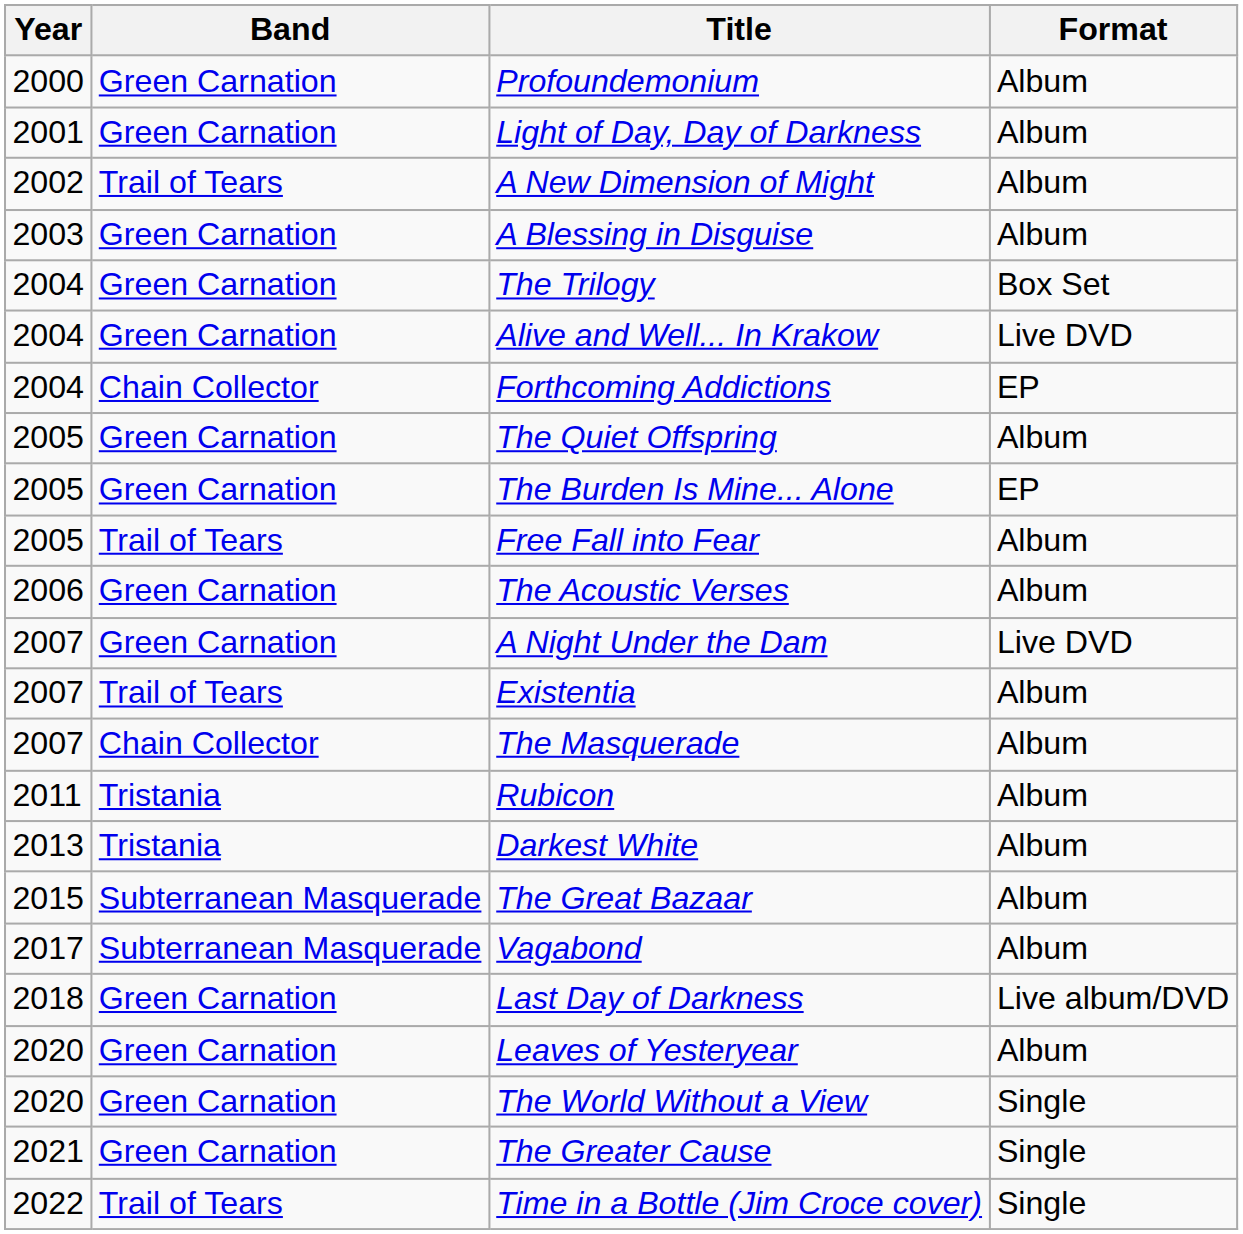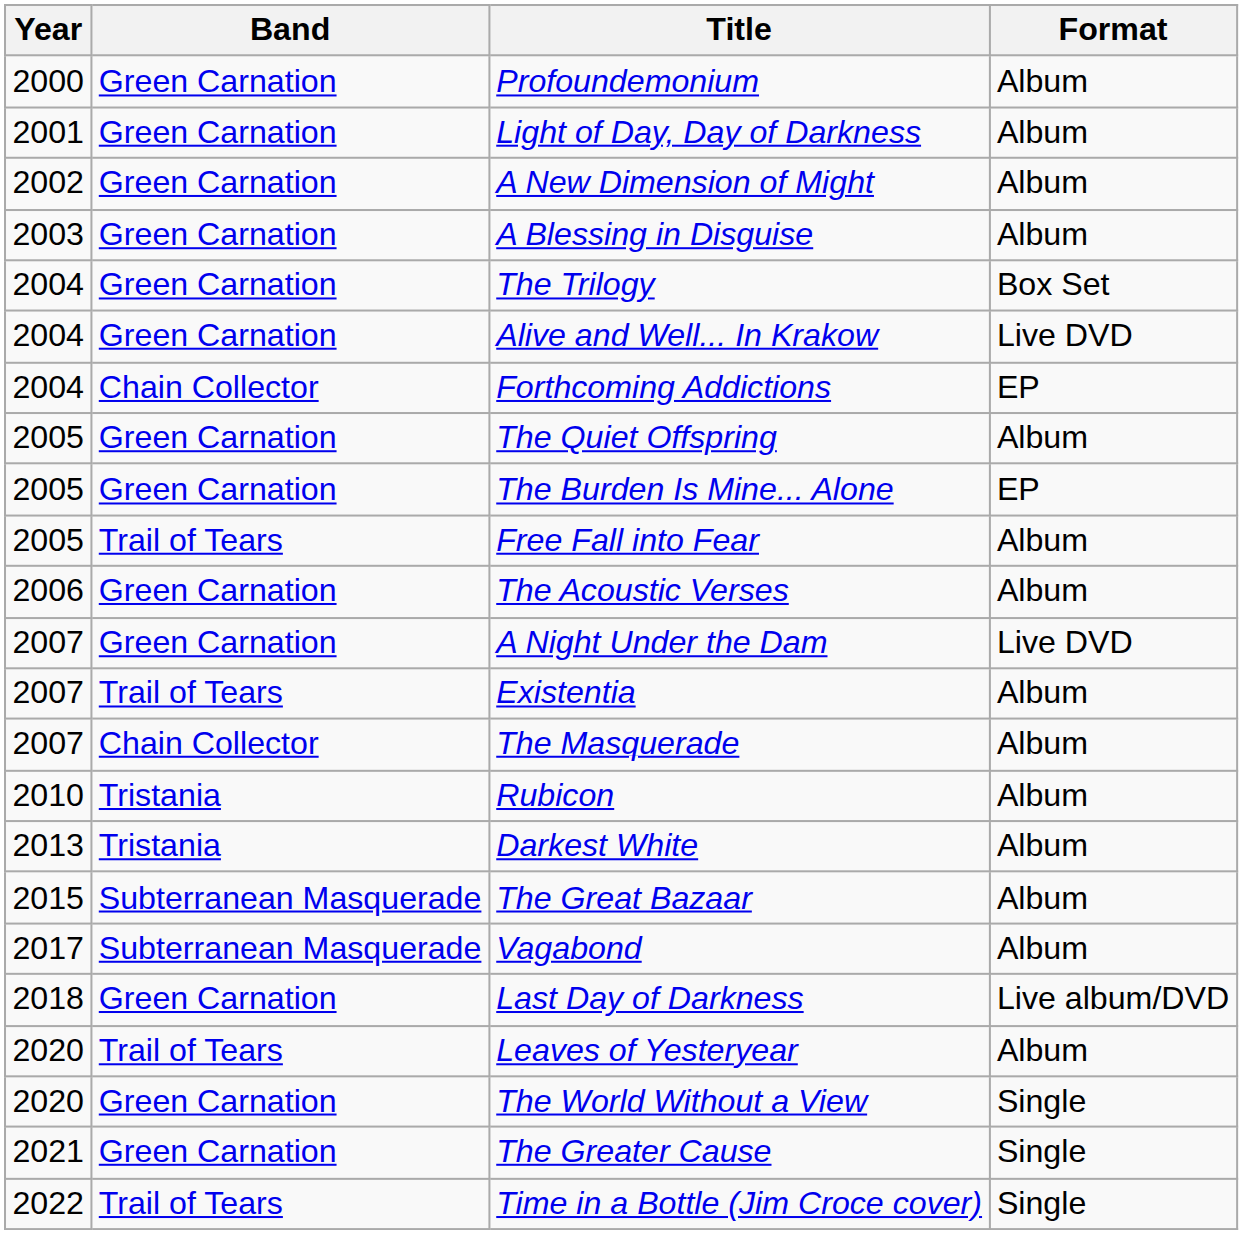(191, 183) Trail of Tears -> (218, 183) Green Carnation
(47, 795) 2011 -> (48, 795) 2010
(218, 1050) Green Carnation -> (191, 1050) Trail of Tears
